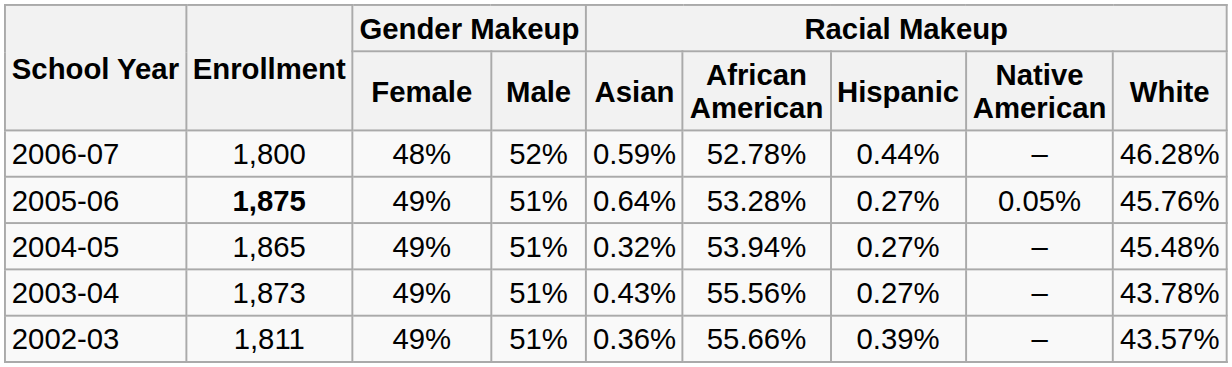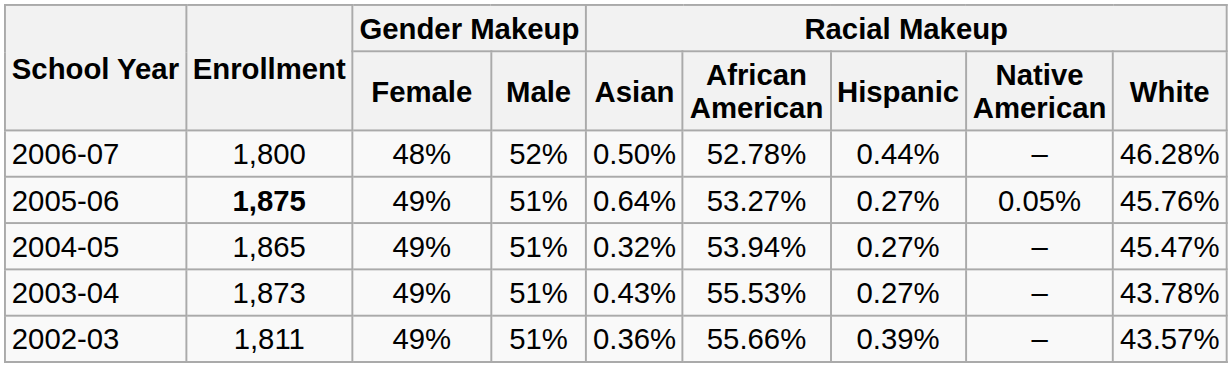(635, 154) 0.59% -> (635, 154) 0.50%
(757, 201) 53.28% -> (757, 201) 53.27%
(1170, 247) 45.48% -> (1170, 247) 45.47%
(757, 293) 55.56% -> (757, 293) 55.53%
